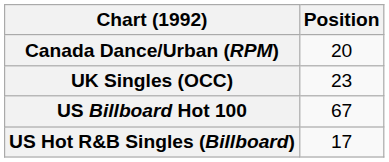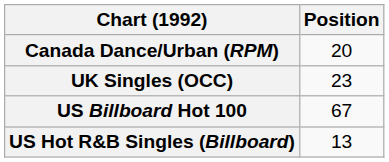(342, 141) 17 -> (342, 141) 13
